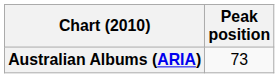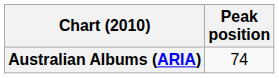(239, 60) 73 -> (239, 60) 74
